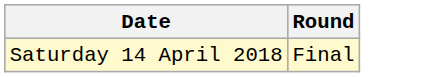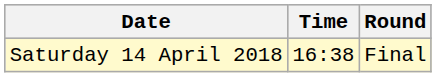+ column: (323, 22)
